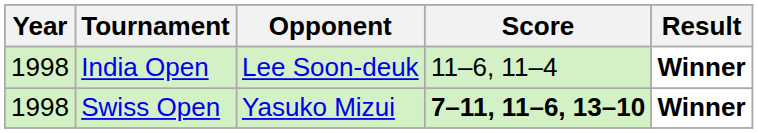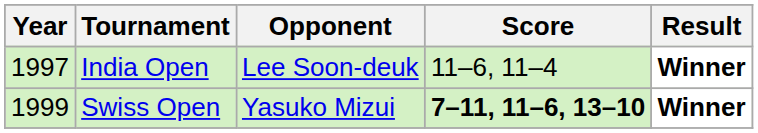(40, 67) 1998 -> (40, 67) 1997
(40, 108) 1998 -> (40, 108) 1999
